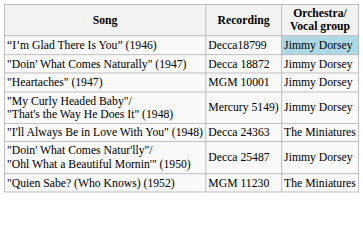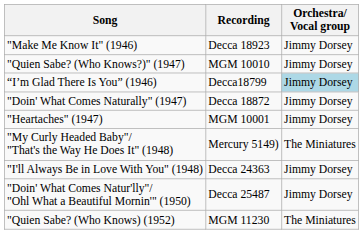+ row: (72, 45)
+ row: (96, 63)
(318, 107) Jimmy Dorsey -> (320, 144) The Miniatures
(320, 132) The Miniatures -> (318, 169) Jimmy Dorsey
